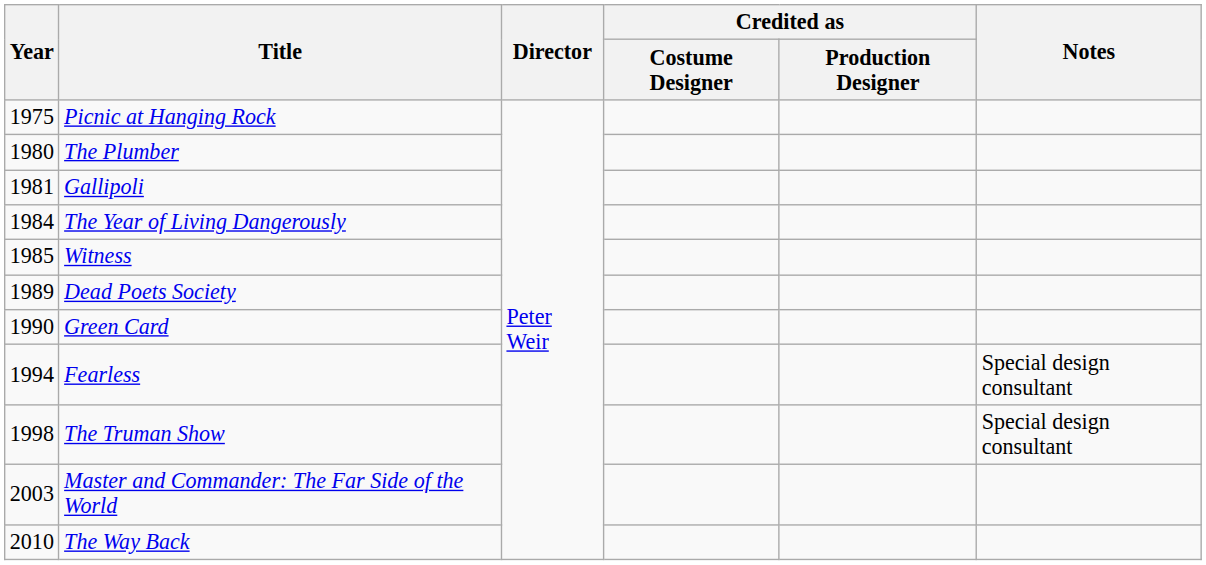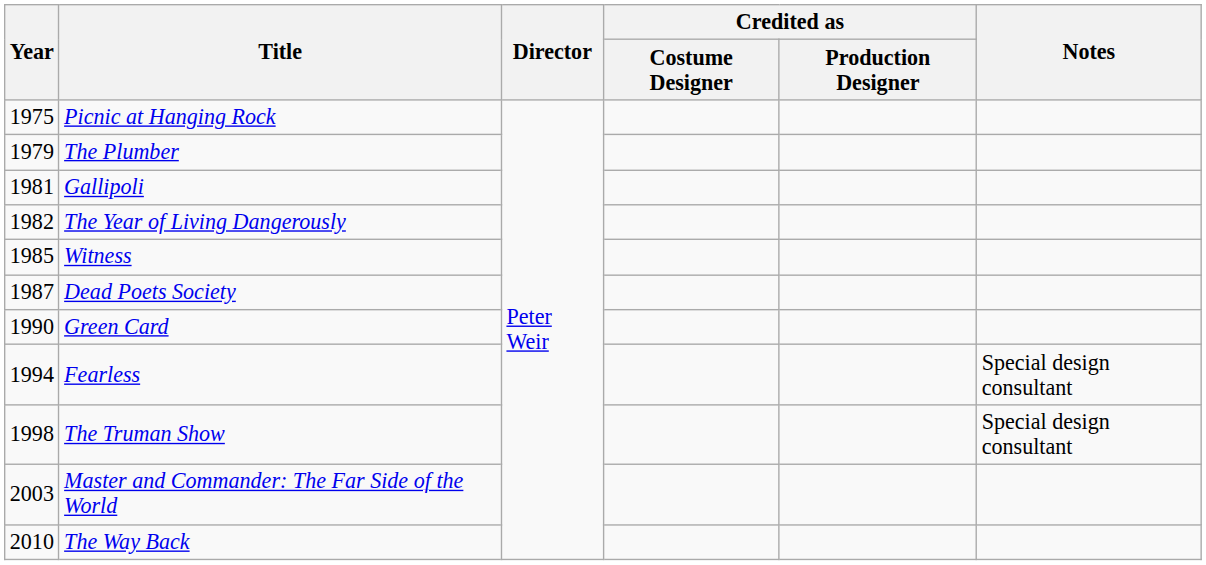(32, 151) 1980 -> (32, 151) 1979
(32, 221) 1984 -> (32, 221) 1982
(32, 291) 1989 -> (32, 291) 1987
